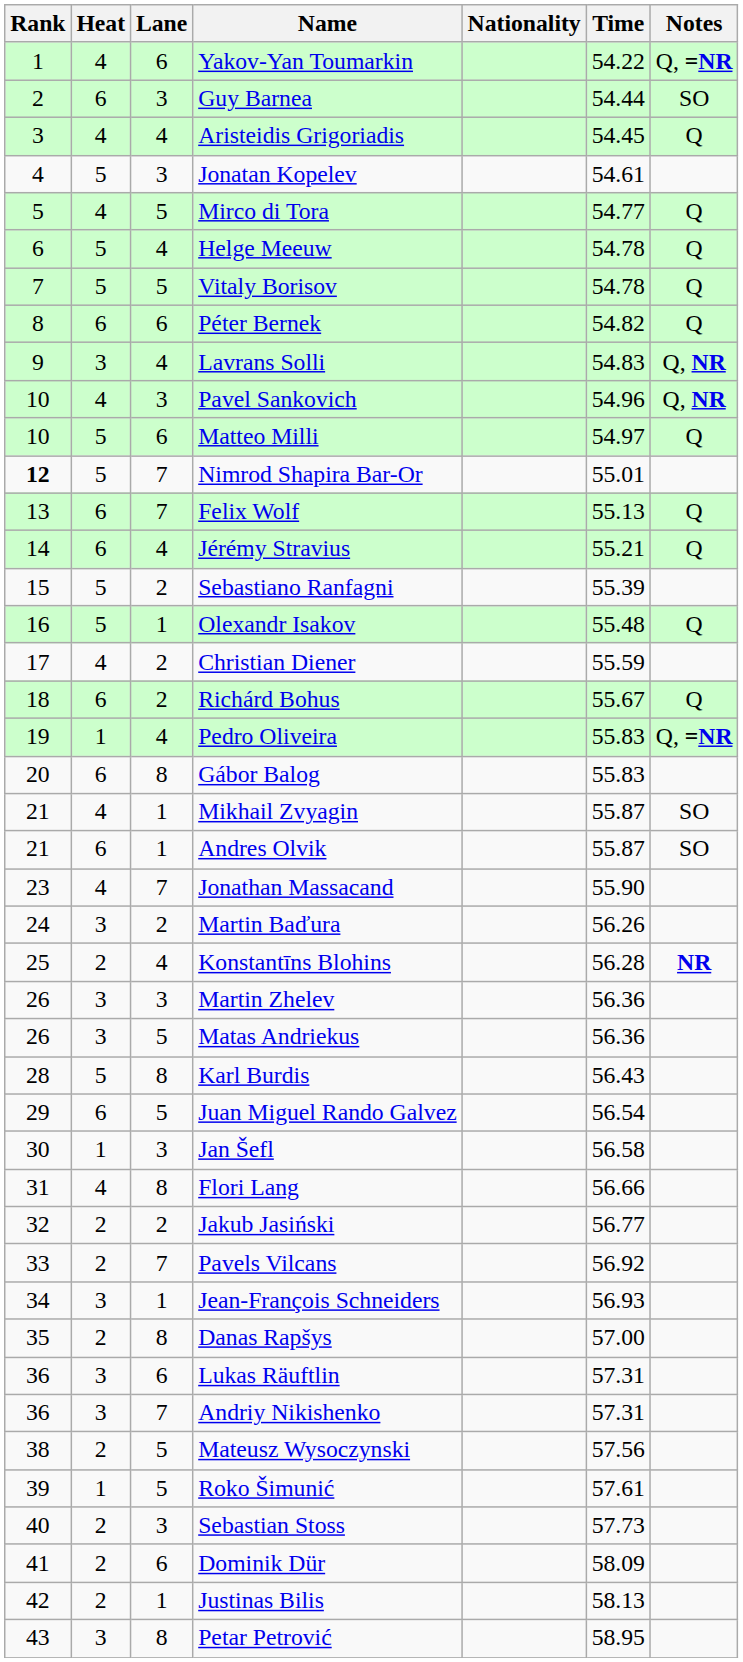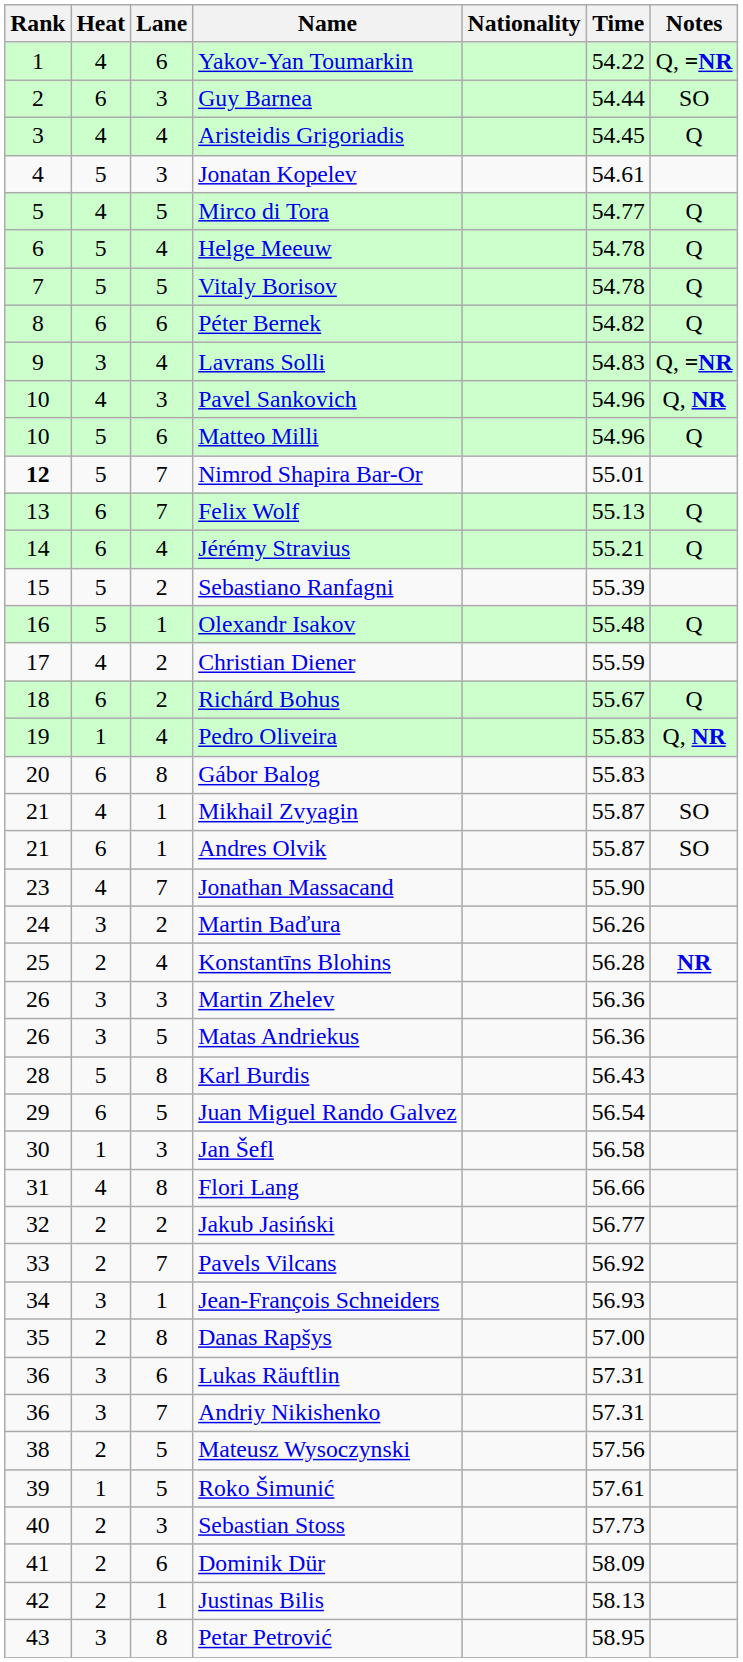(694, 361) Q, NR -> (694, 361) Q, =NR
(618, 436) 54.97 -> (618, 436) 54.96
(694, 736) Q, =NR -> (694, 736) Q, NR
